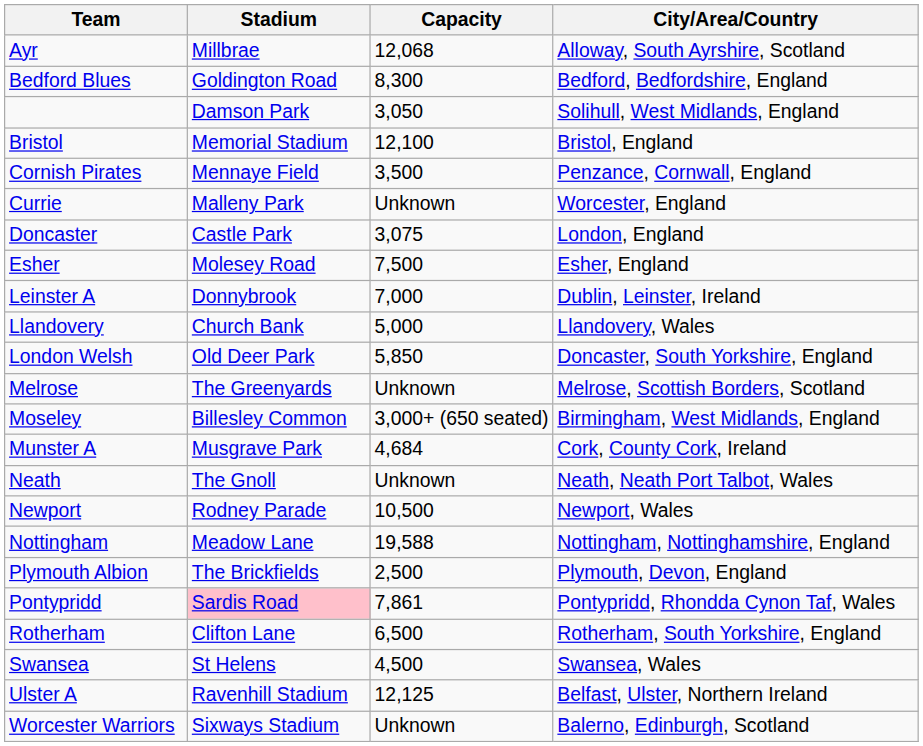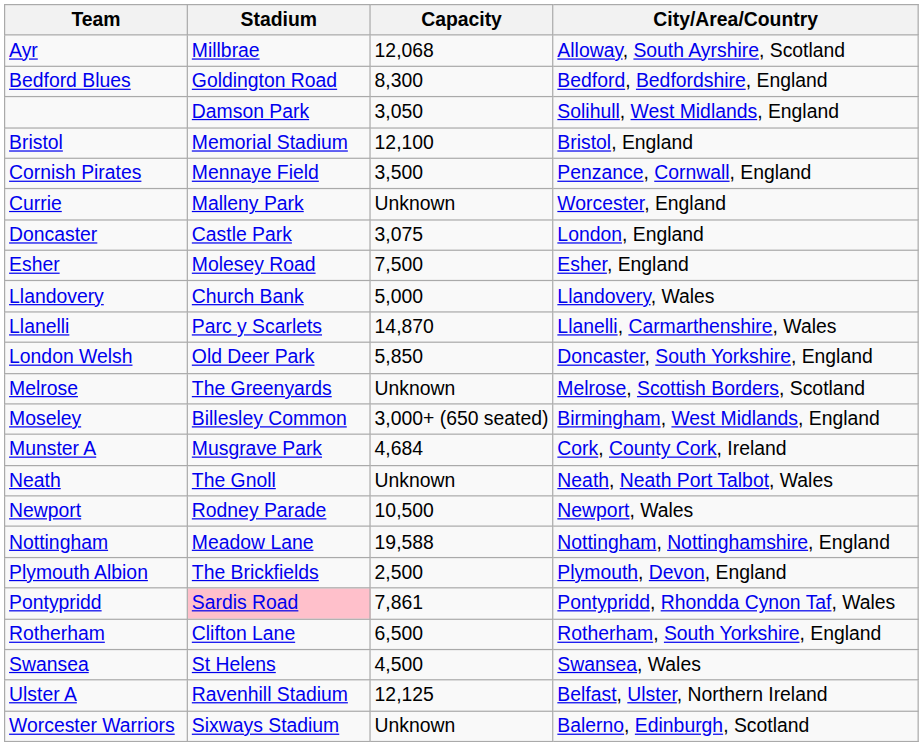- row: (52, 296)
+ row: (39, 326)
